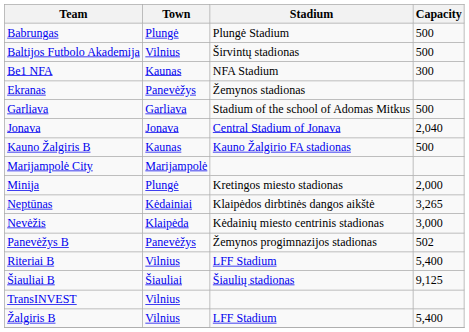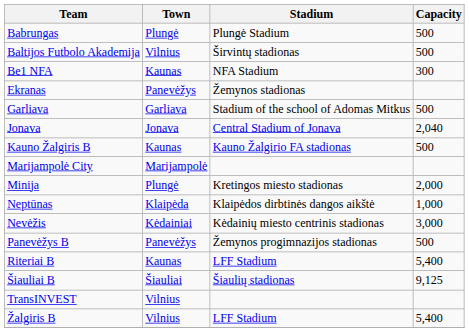(169, 204) Kėdainiai -> (167, 204) Klaipėda
(429, 204) 3,265 -> (429, 204) 1,000
(167, 223) Klaipėda -> (169, 223) Kėdainiai
(425, 242) 502 -> (425, 242) 500
(163, 261) Vilnius -> (163, 261) Kaunas
